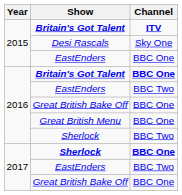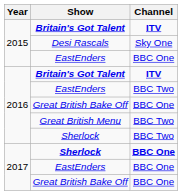(154, 74) BBC One -> (154, 74) ITV
(154, 120) BBC One -> (154, 120) BBC Two
(154, 167) BBC Two -> (154, 167) BBC One
